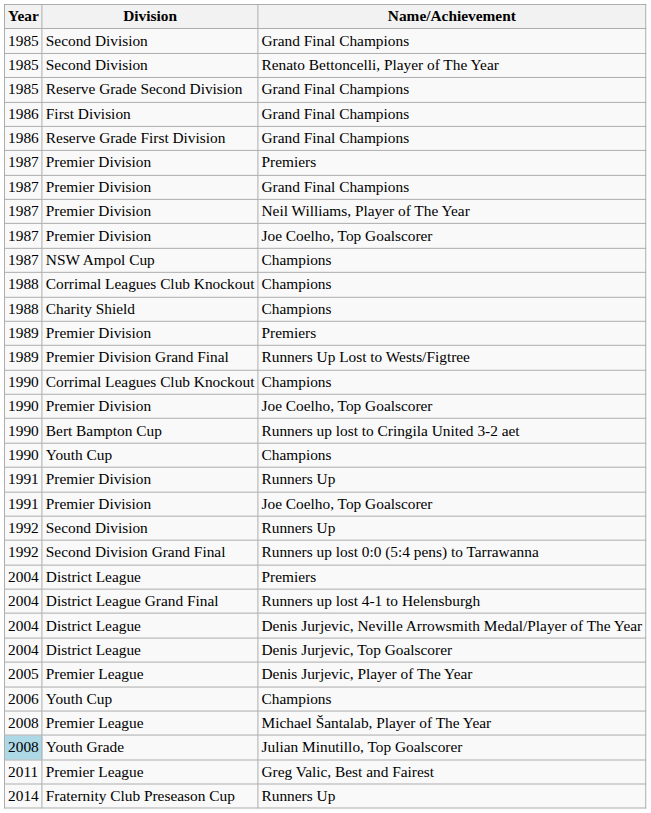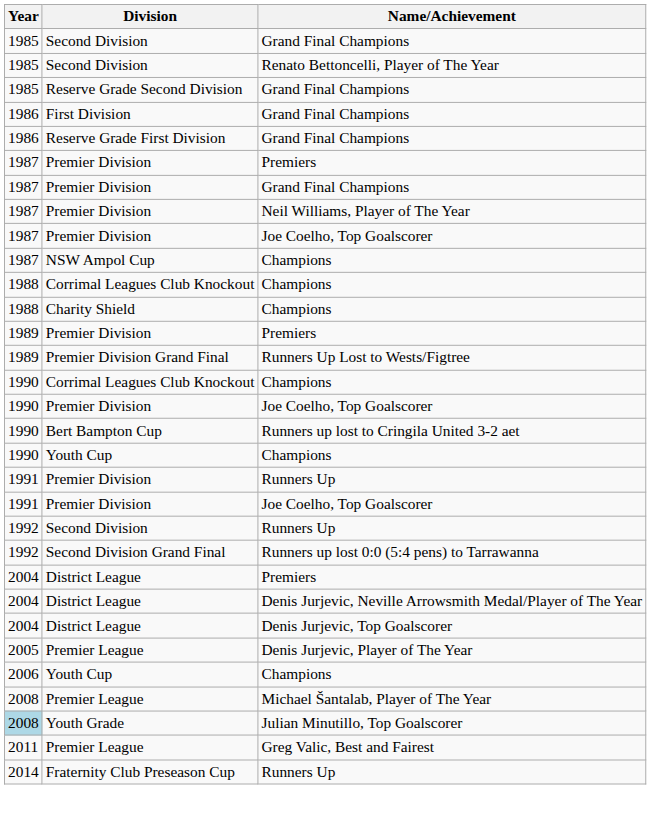- row: (132, 601)
